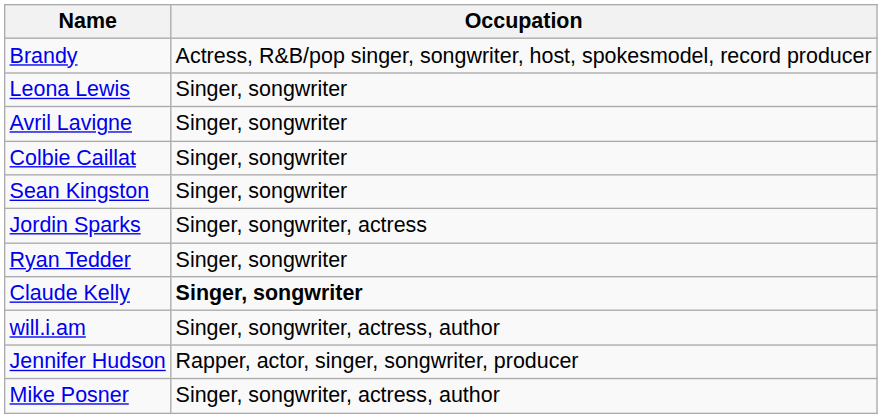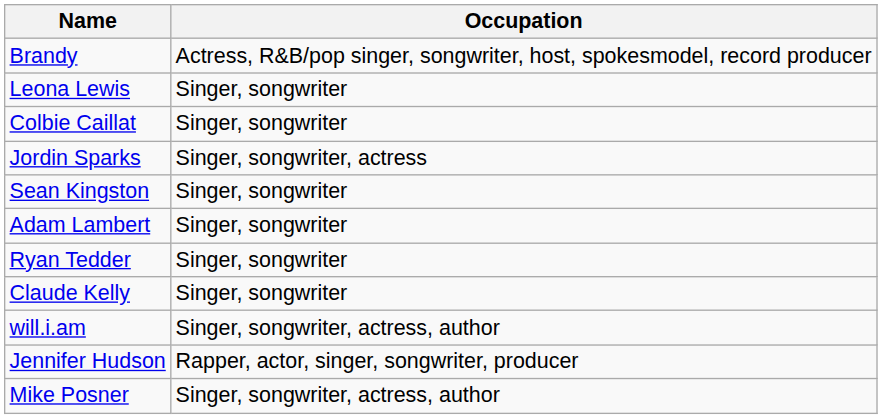- row: (71, 123)
rows swapped: (79, 191) <-> (75, 225)
+ row: (80, 225)
(269, 293) bold -> (261, 293) normal
